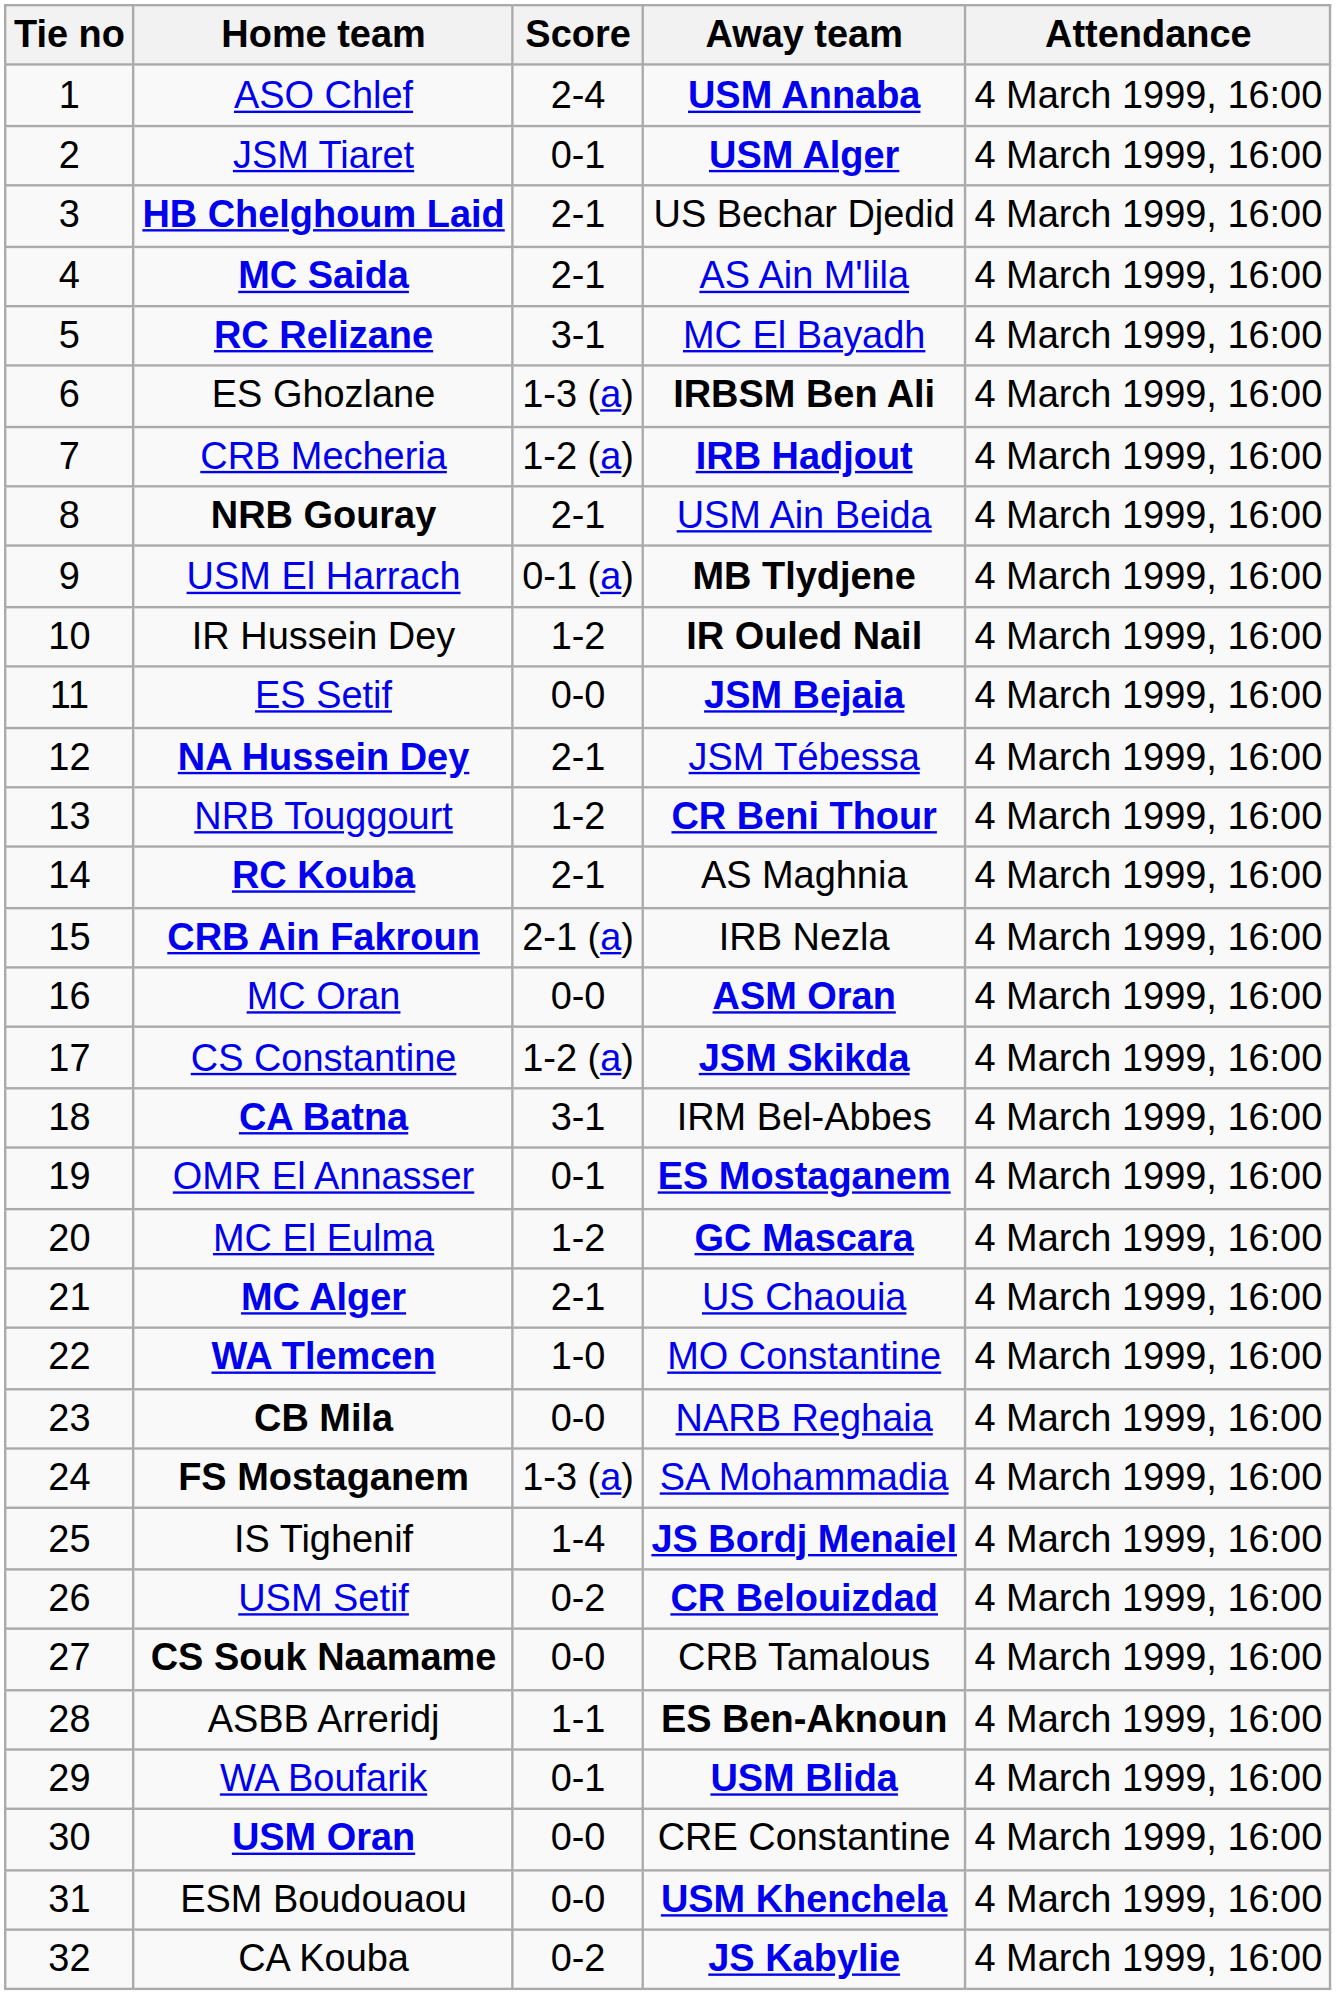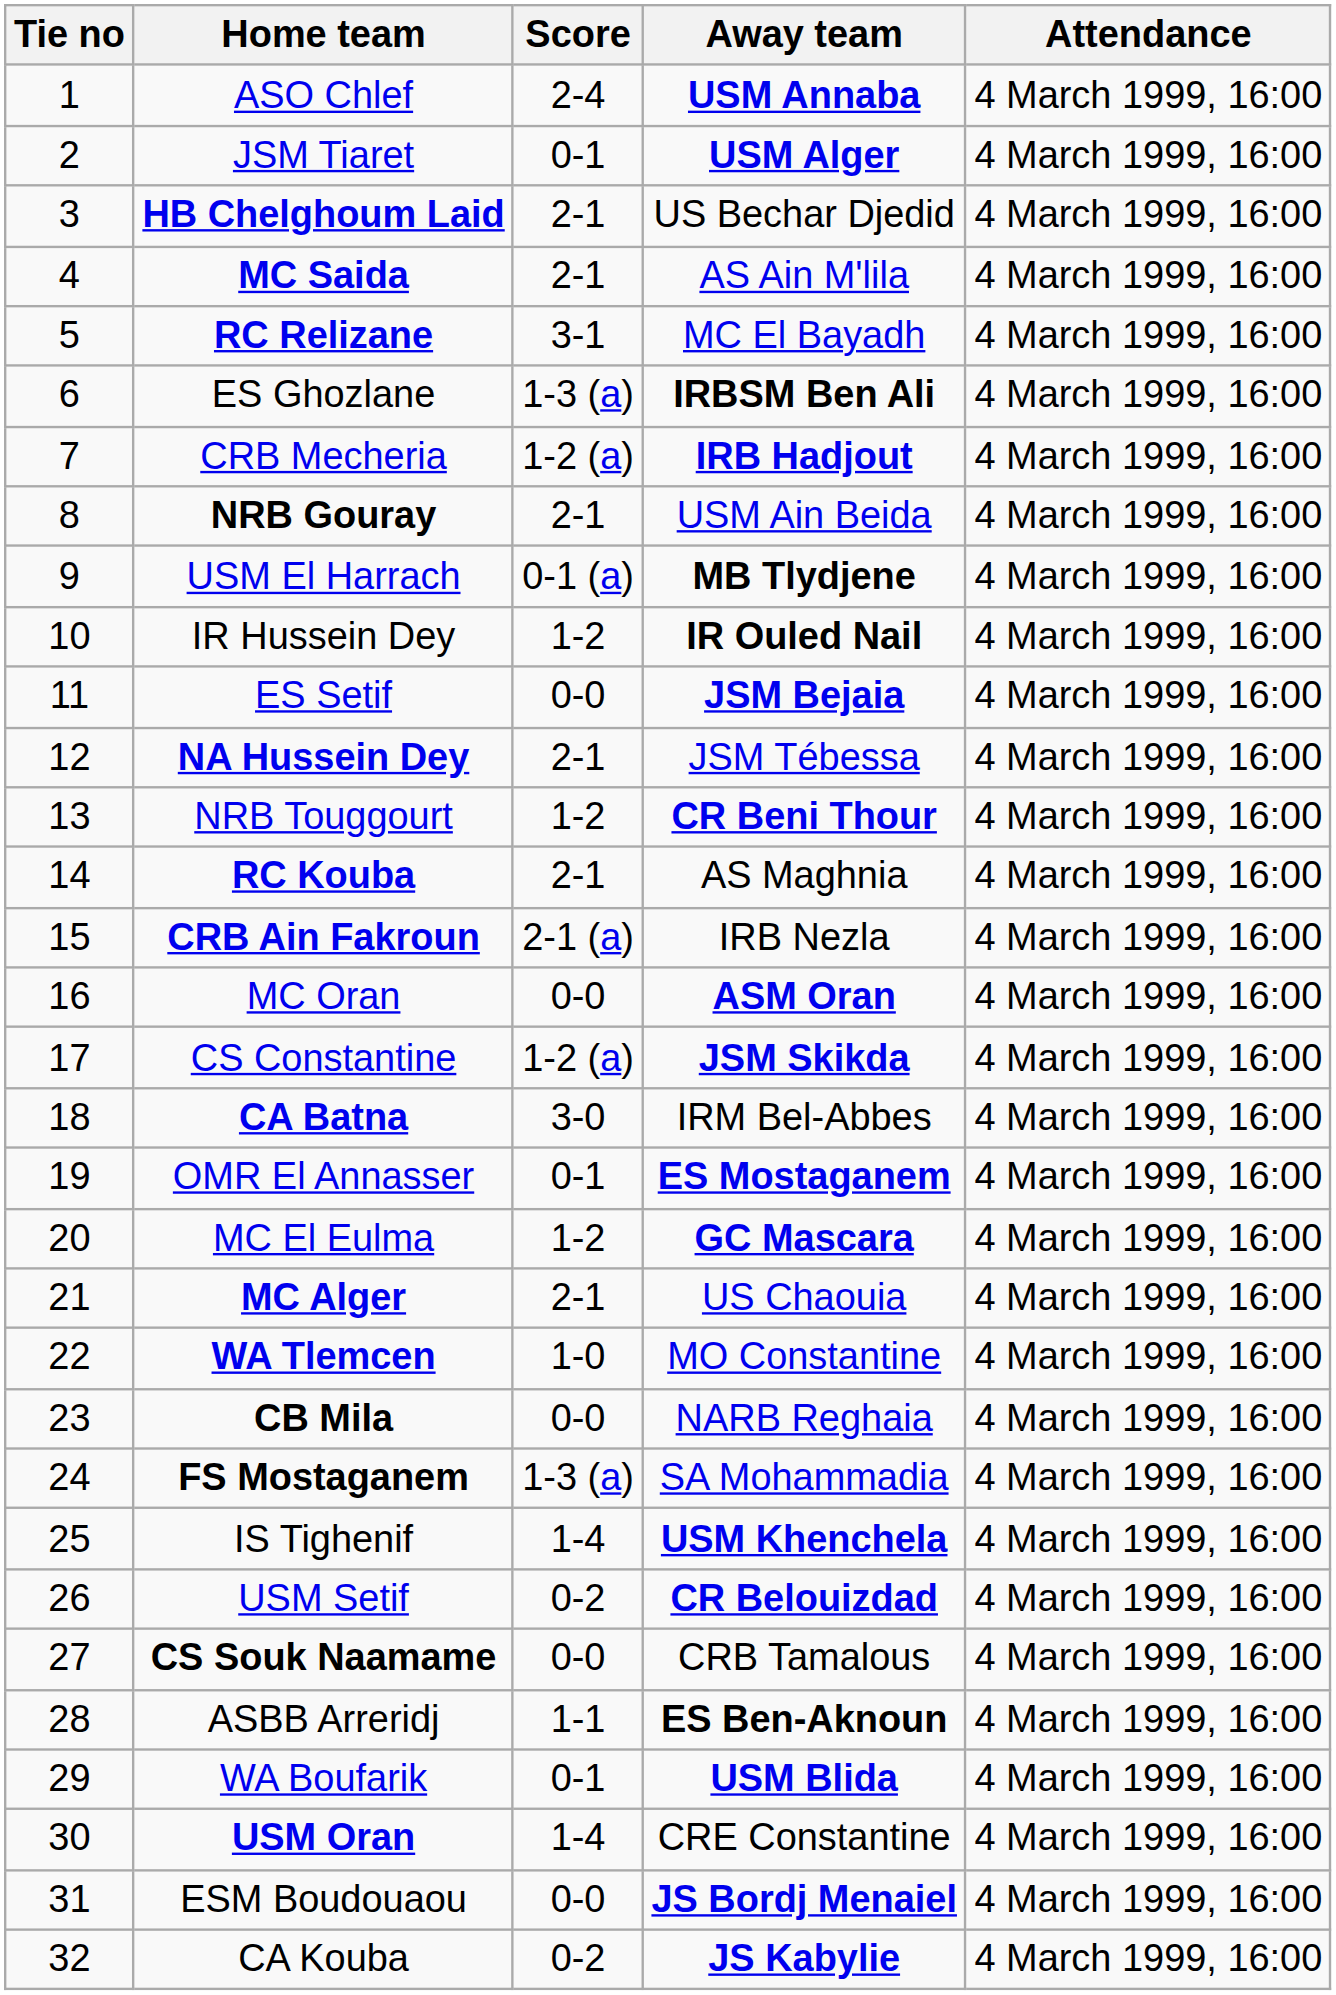(578, 1117) 3-1 -> (578, 1117) 3-0
(804, 1538) JS Bordj Menaiel -> (804, 1538) USM Khenchela
(578, 1838) 0-0 -> (578, 1838) 1-4
(804, 1898) USM Khenchela -> (804, 1898) JS Bordj Menaiel
